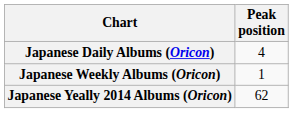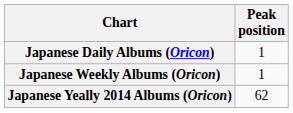(262, 52) 4 -> (262, 52) 1
